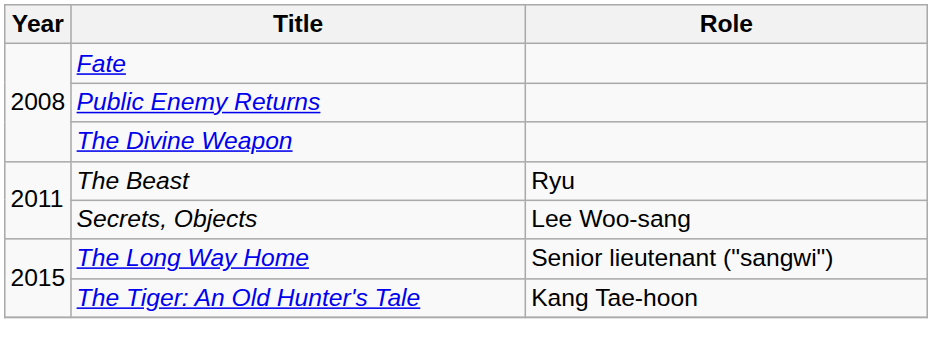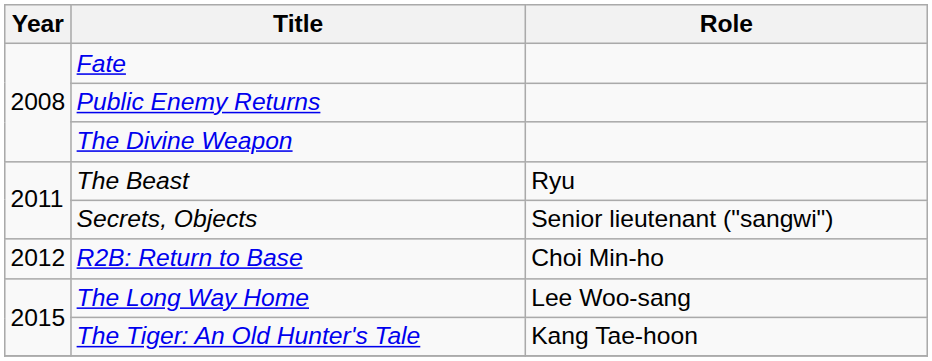(611, 219) Lee Woo-sang -> (682, 219) Senior lieutenant ("sangwi")
+ row: (190, 258)
(682, 258) Senior lieutenant ("sangwi") -> (611, 297) Lee Woo-sang
